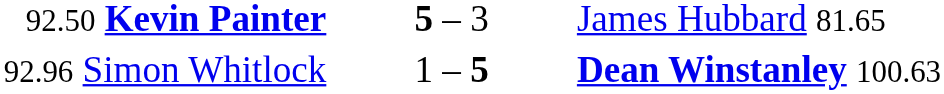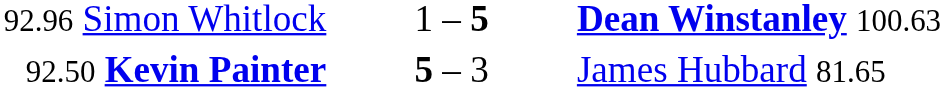rows swapped: (176, 18) <-> (165, 69)
